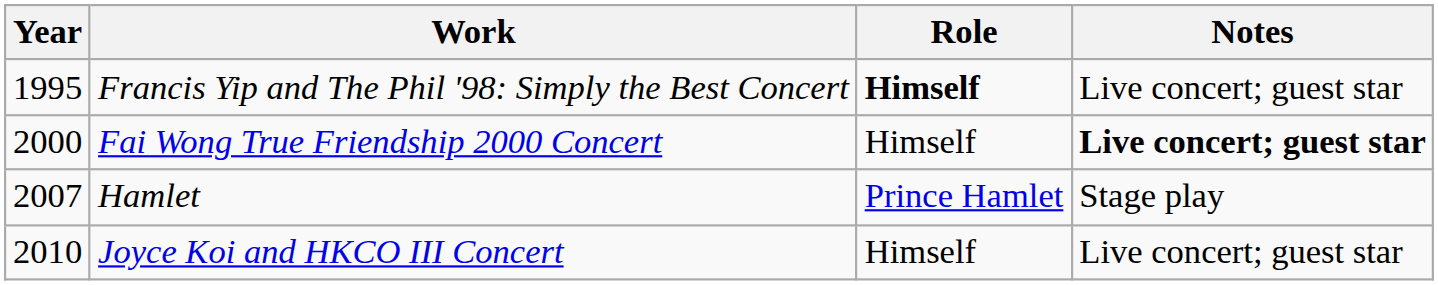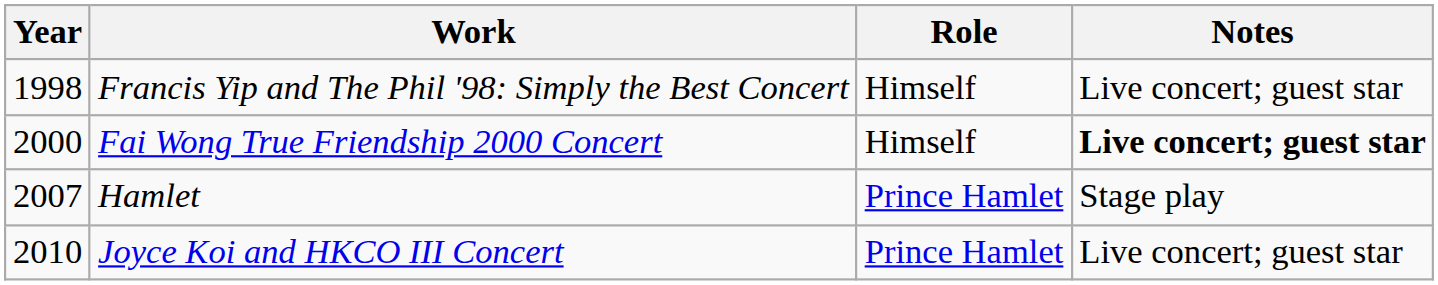(48, 86) 1995 -> (48, 86) 1998
(922, 86) bold -> (920, 86) normal
(920, 251) Himself -> (964, 251) Prince Hamlet
